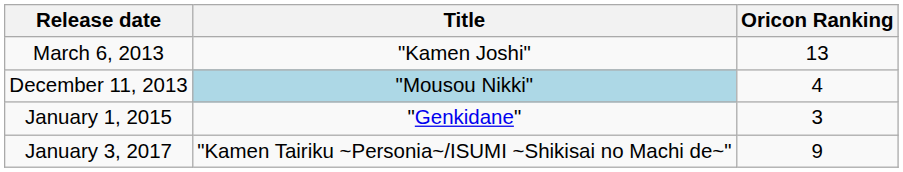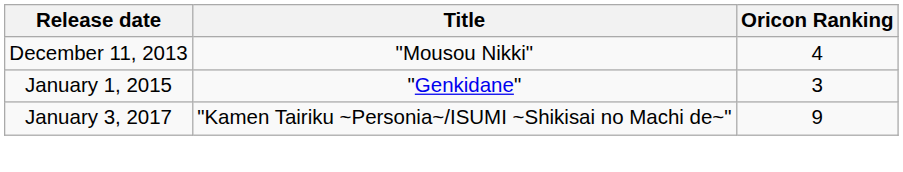- row: (99, 53)
(464, 85) lightblue background -> (464, 53) no background
